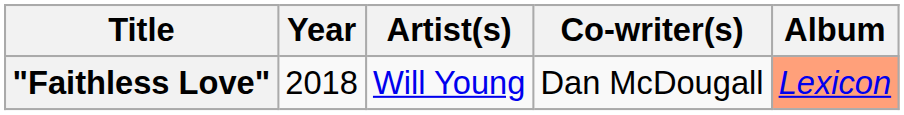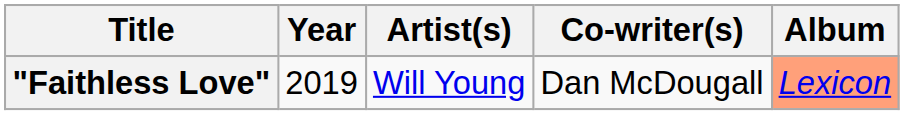(322, 82) 2018 -> (322, 82) 2019
